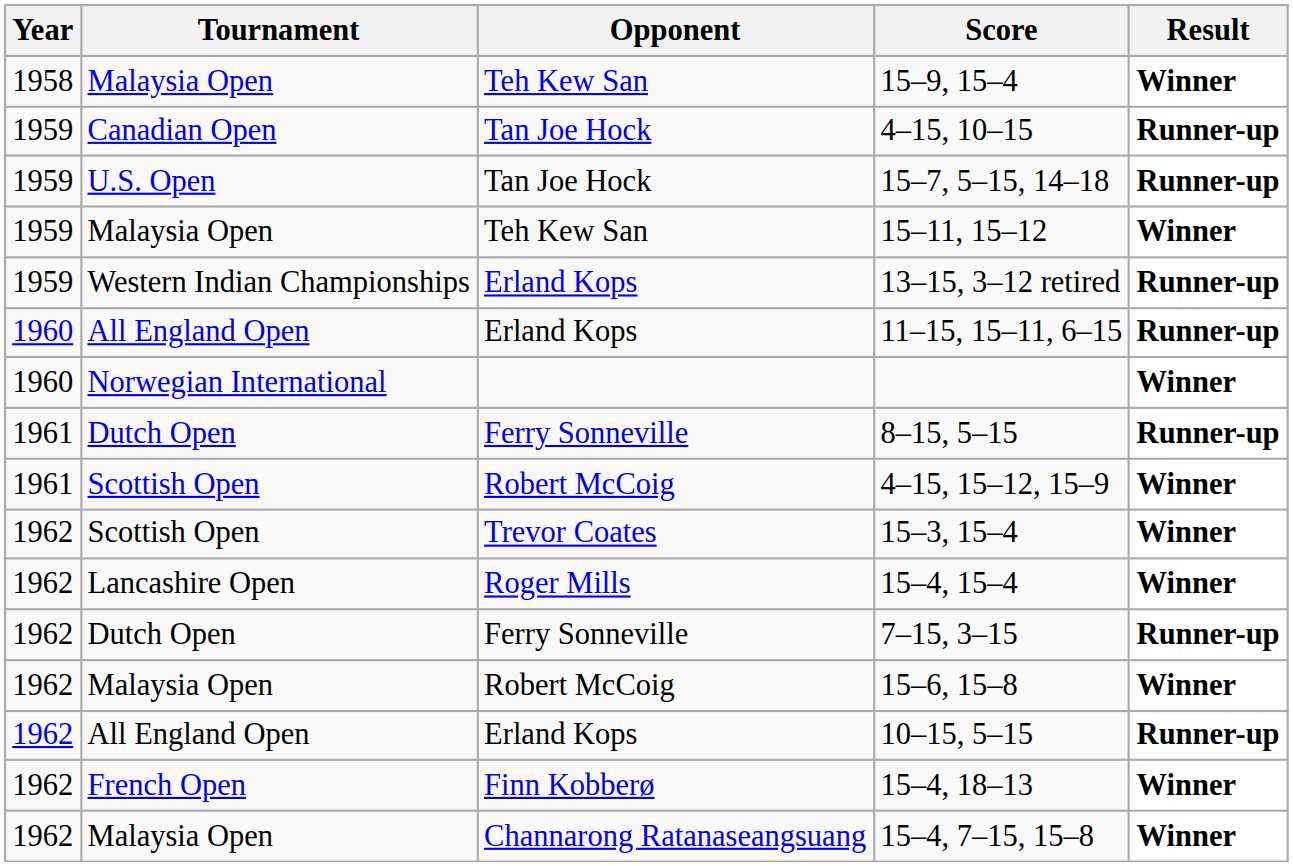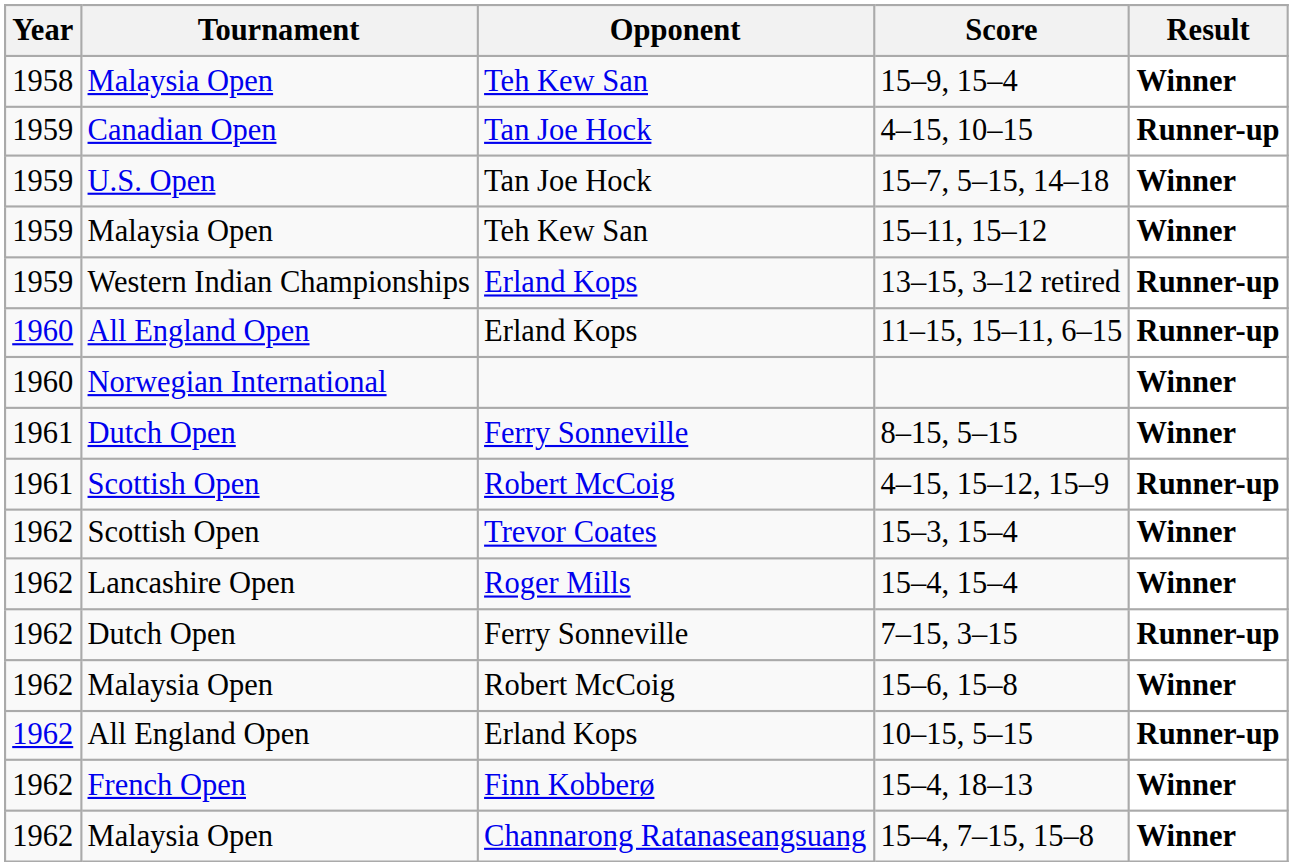(1208, 181) Runner-up -> (1186, 181) Winner
(1208, 432) Runner-up -> (1186, 432) Winner
(1186, 483) Winner -> (1208, 483) Runner-up
